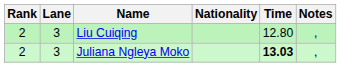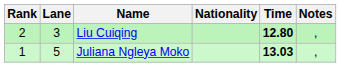(278, 33) normal -> (278, 33) bold
(22, 52) 2 -> (22, 52) 1
(57, 52) 3 -> (57, 52) 5
